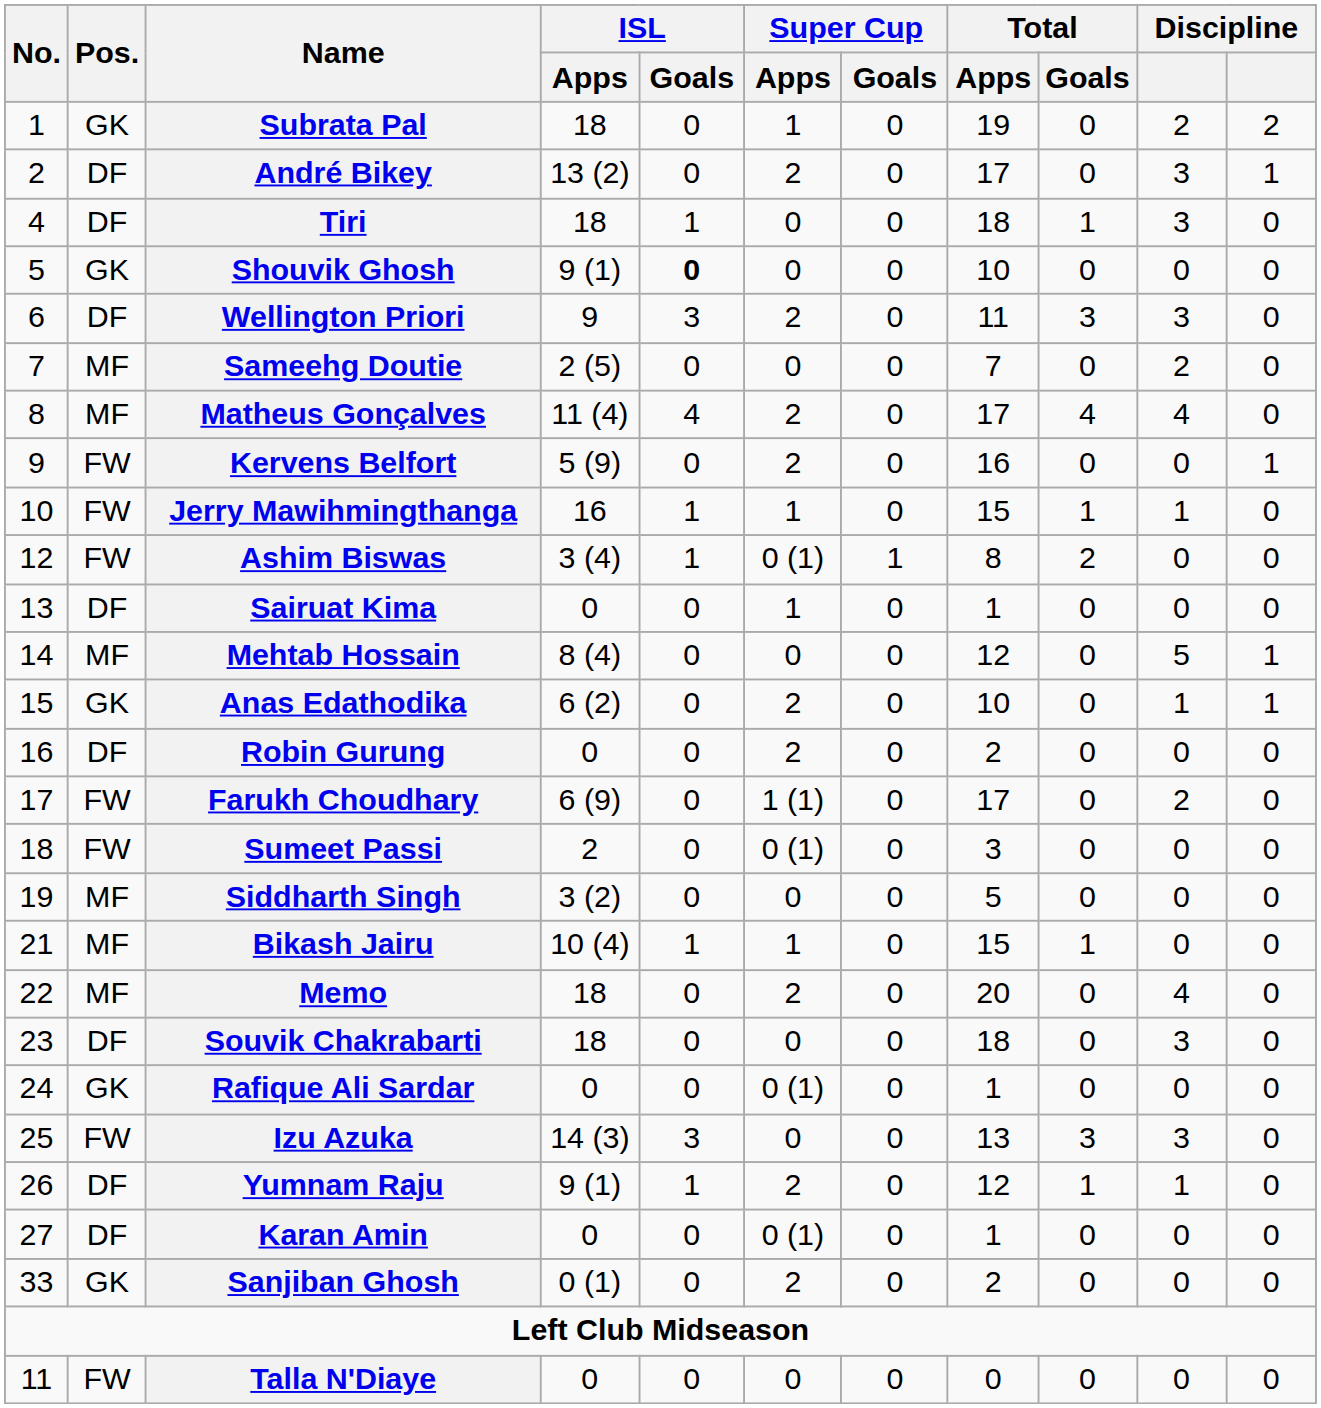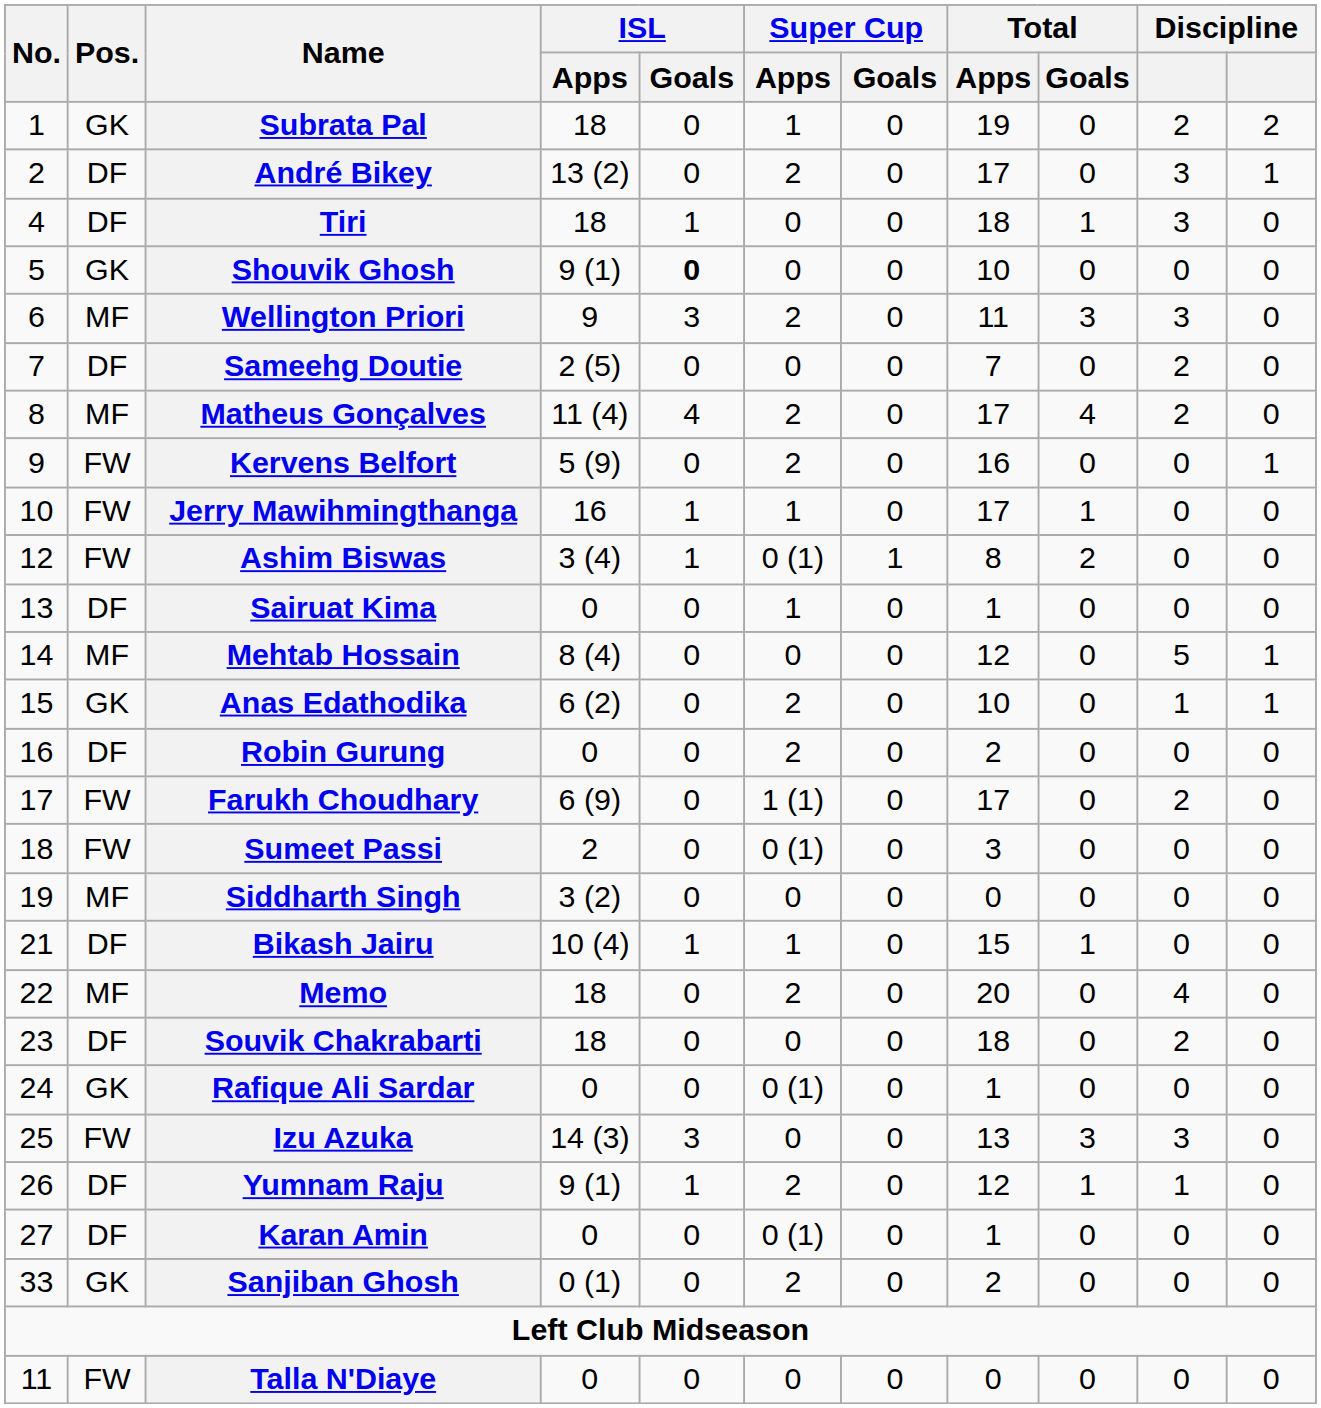(107, 317) DF -> (107, 317) MF
(107, 366) MF -> (107, 366) DF
(1182, 414) 4 -> (1182, 414) 2
(993, 510) 15 -> (993, 510) 17
(1182, 510) 1 -> (1182, 510) 0
(993, 896) 5 -> (993, 896) 0
(107, 944) MF -> (107, 944) DF
(1182, 1041) 3 -> (1182, 1041) 2
